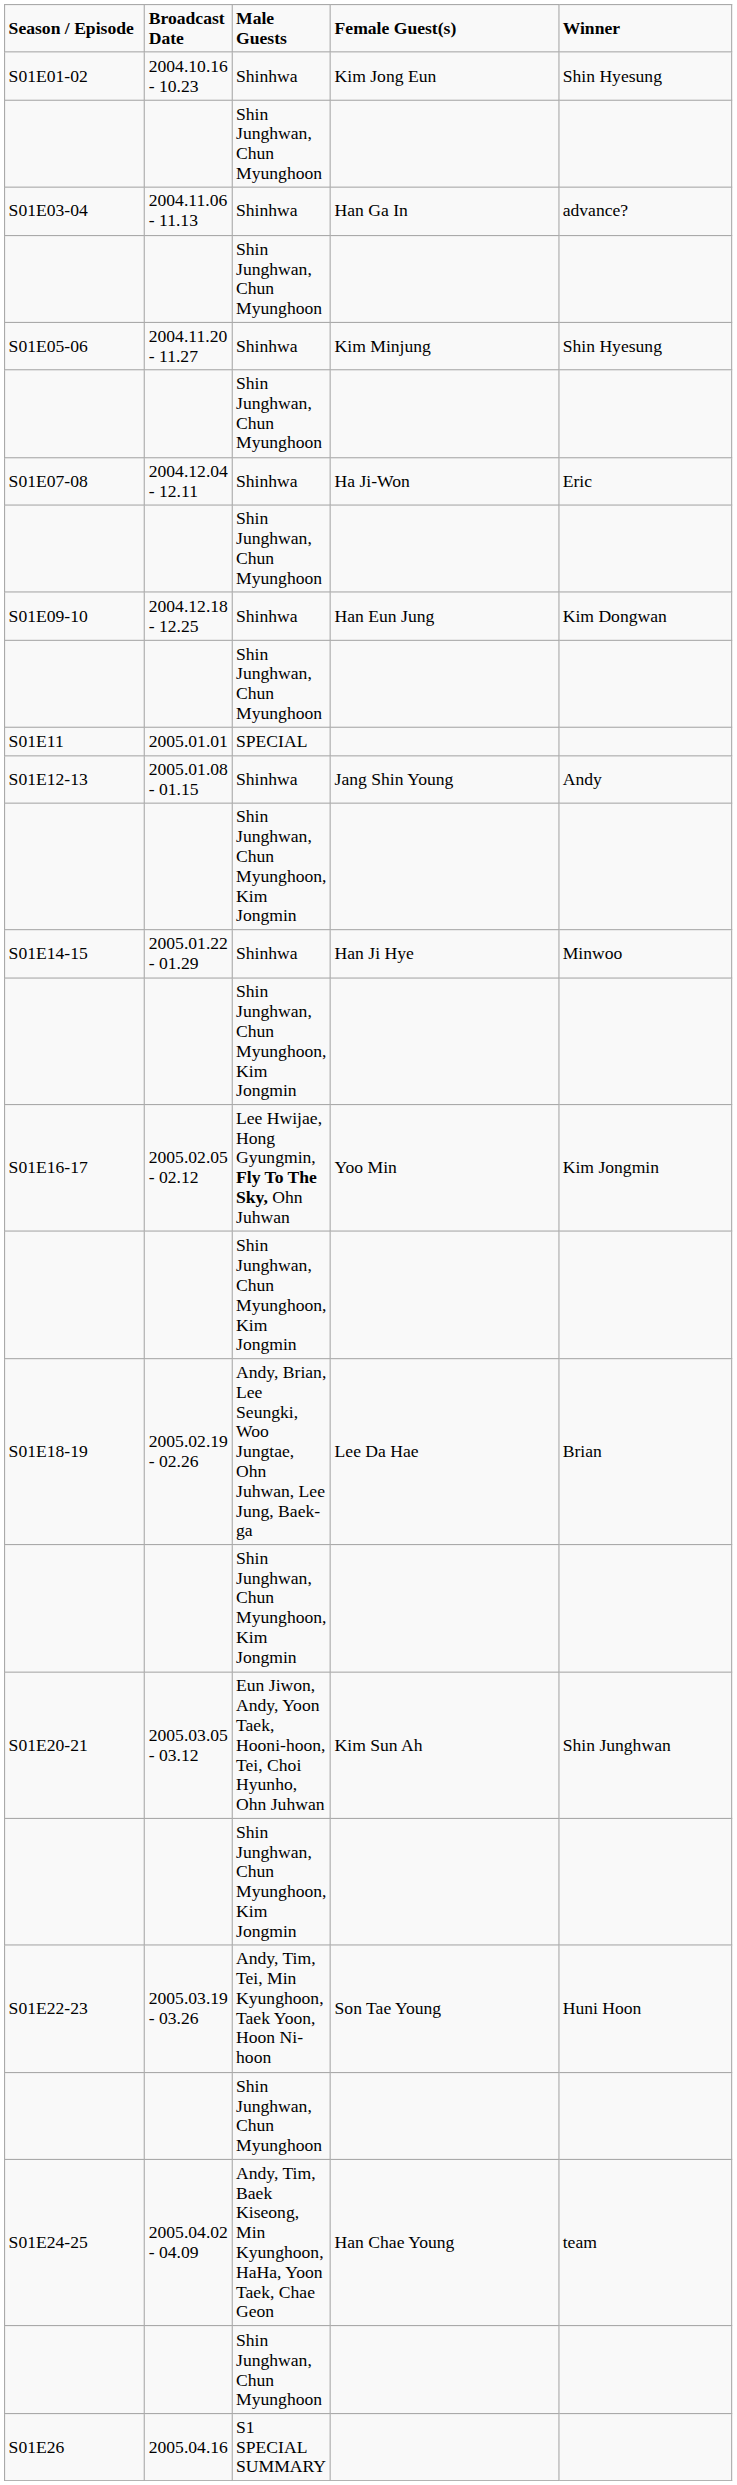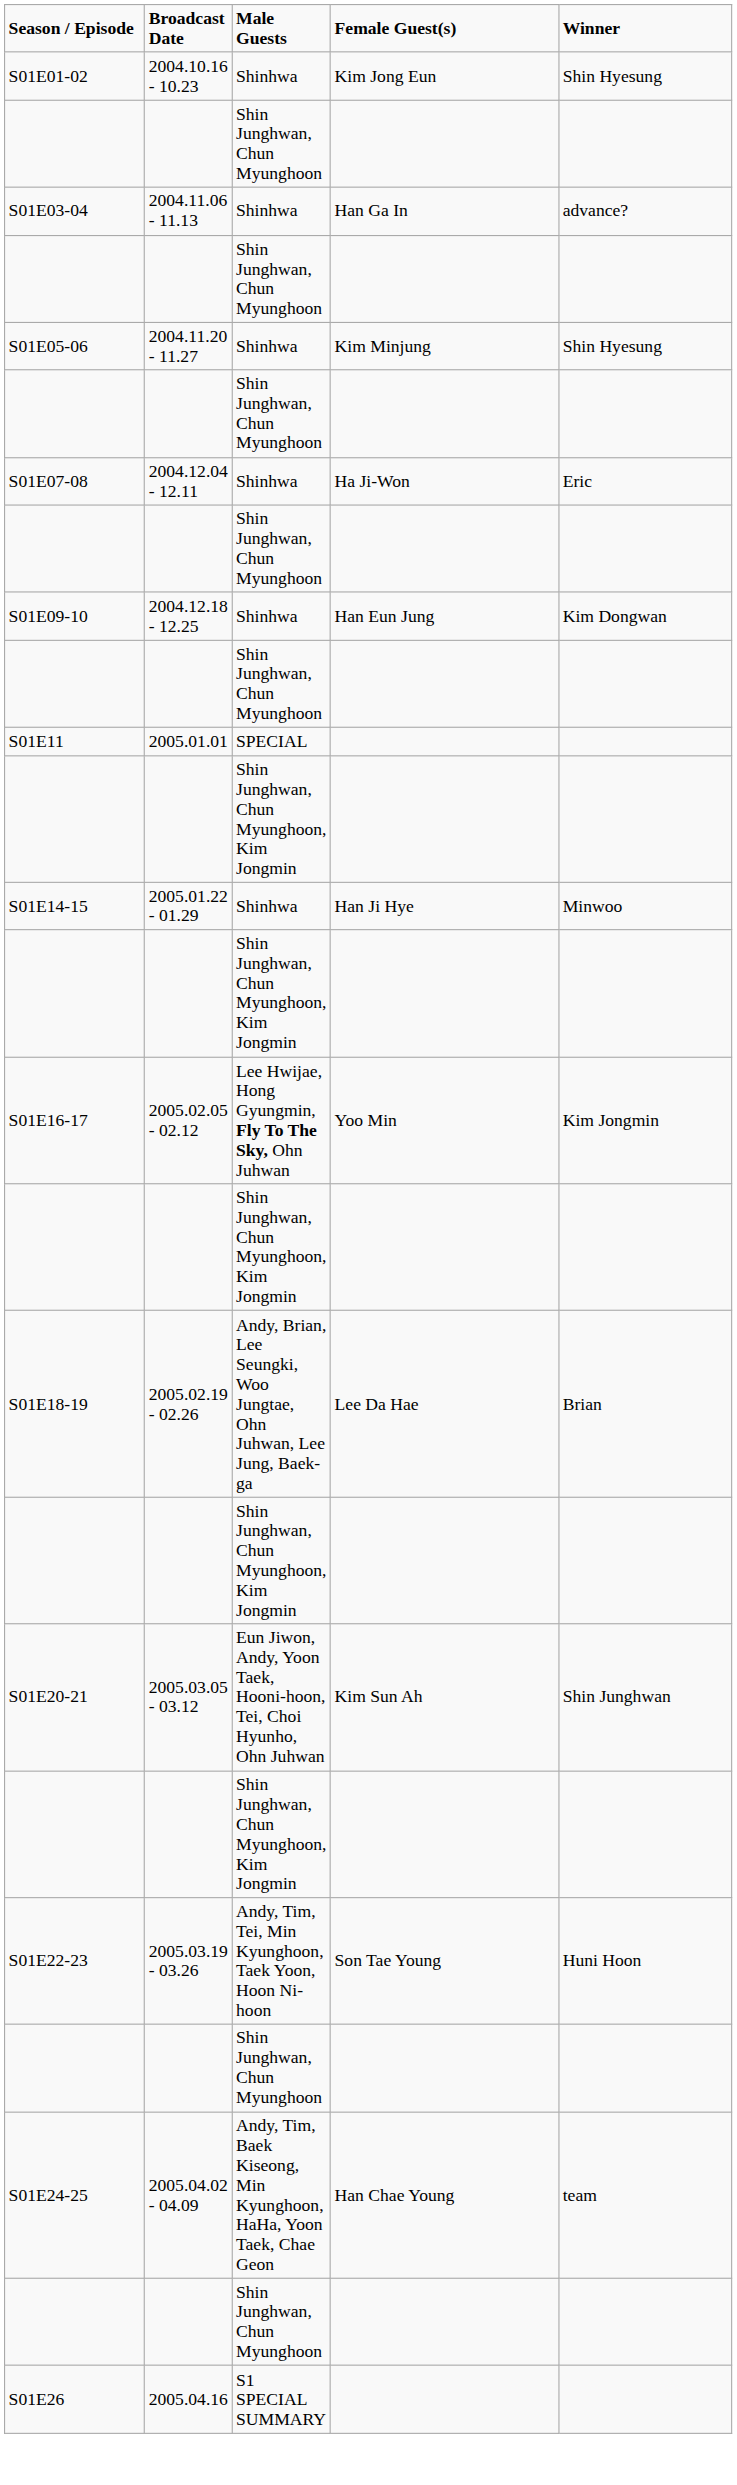- row: (48, 779)
